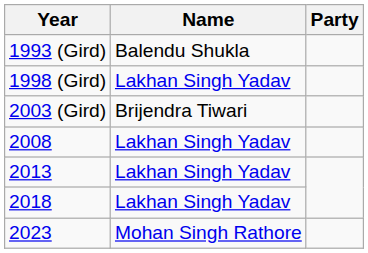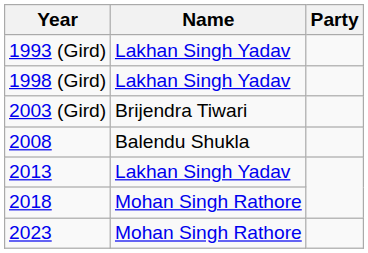(182, 50) Balendu Shukla -> (203, 50) Lakhan Singh Yadav
(203, 141) Lakhan Singh Yadav -> (182, 141) Balendu Shukla
(203, 202) Lakhan Singh Yadav -> (208, 202) Mohan Singh Rathore
